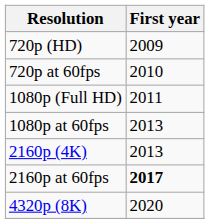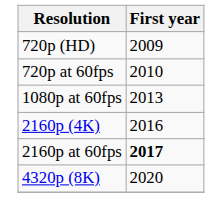- row: (65, 98)
(146, 151) 2013 -> (146, 125) 2016
